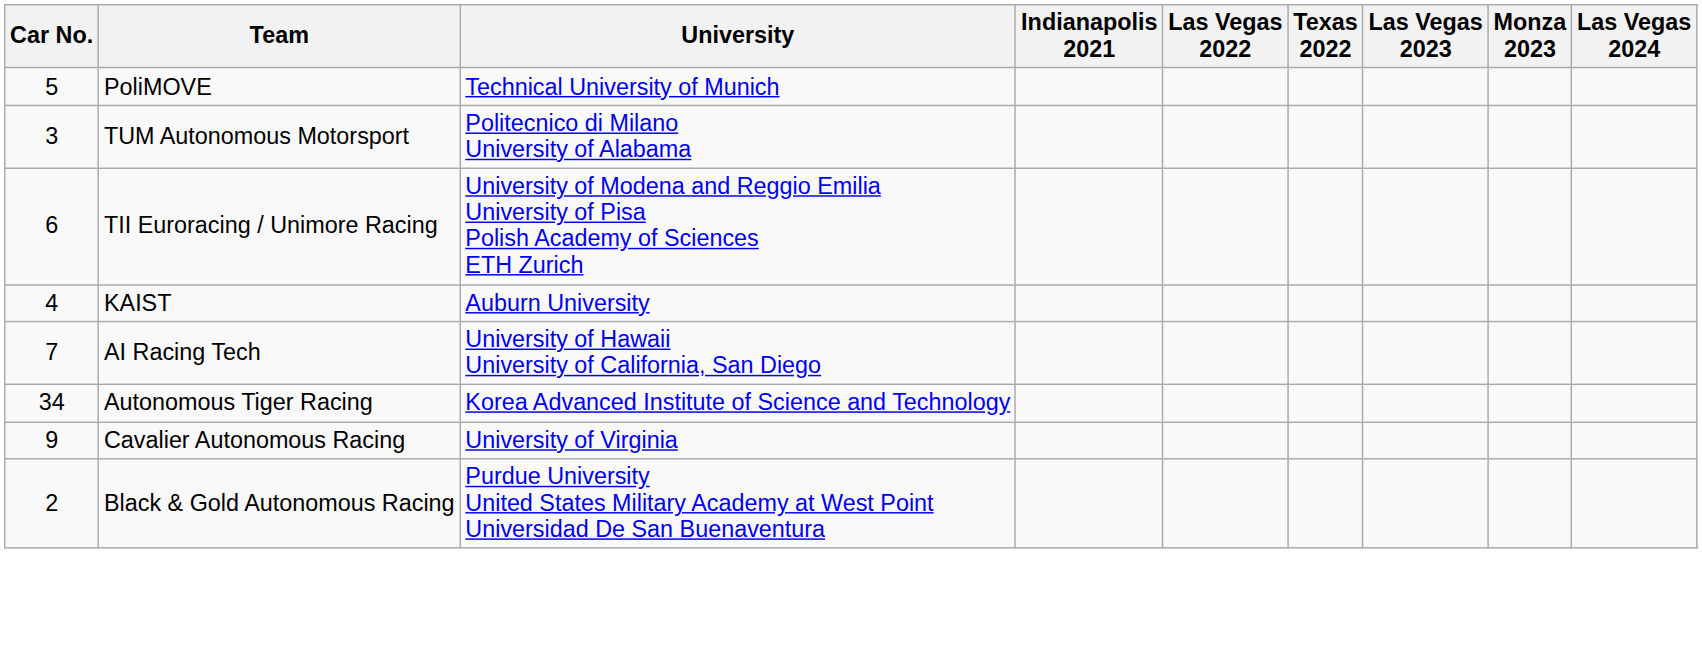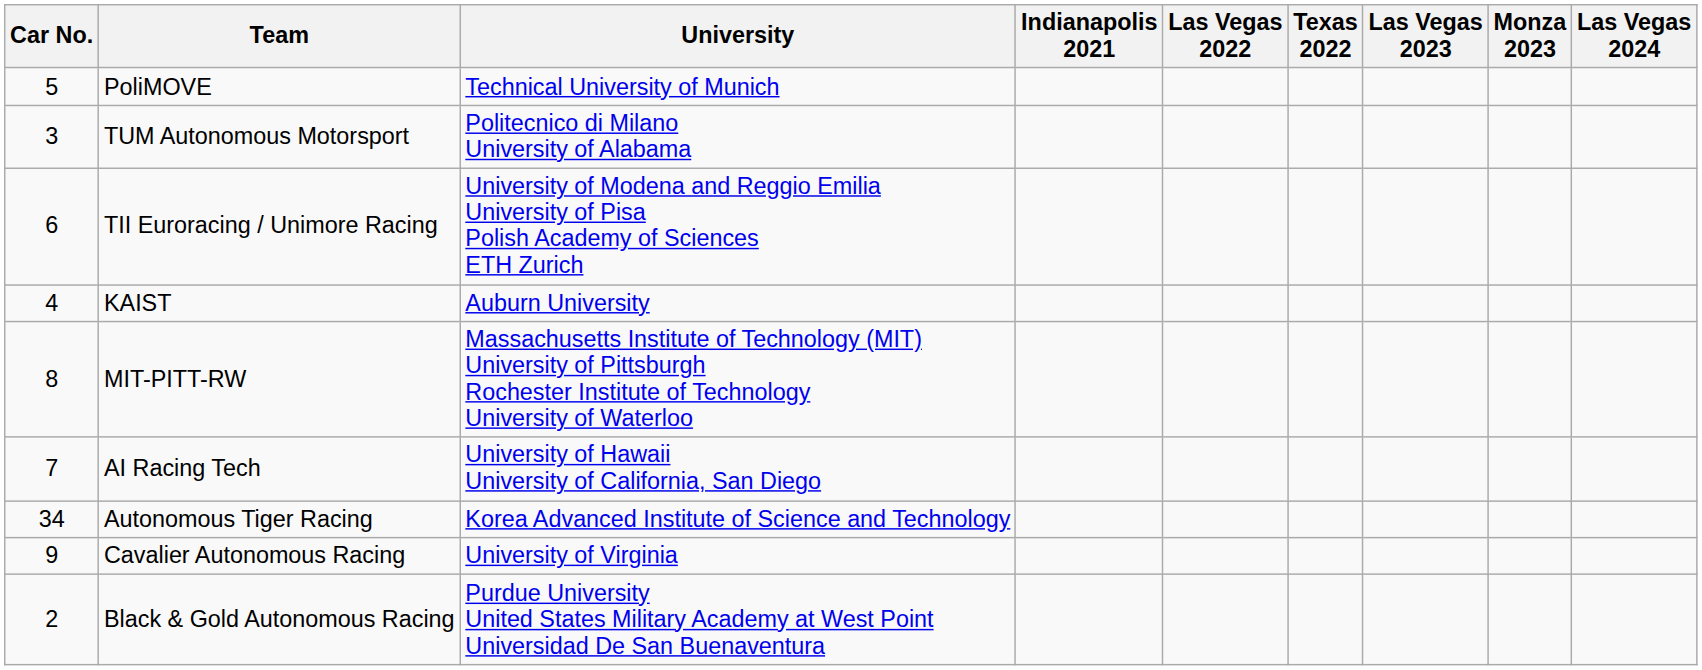+ row: (175, 379)
